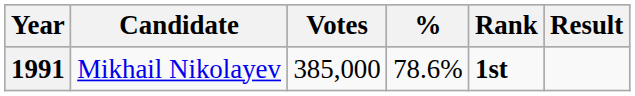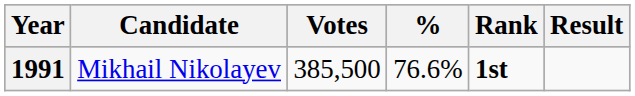(337, 68) 385,000 -> (337, 68) 385,500
(428, 68) 78.6% -> (428, 68) 76.6%
